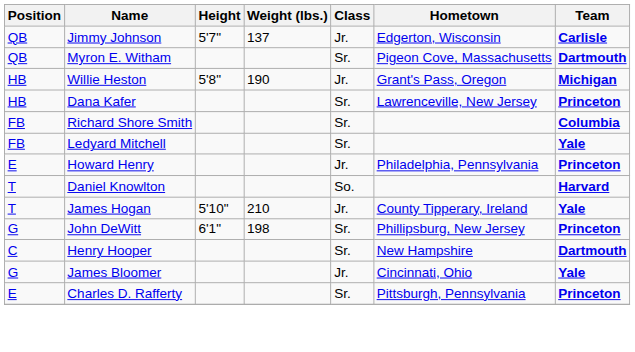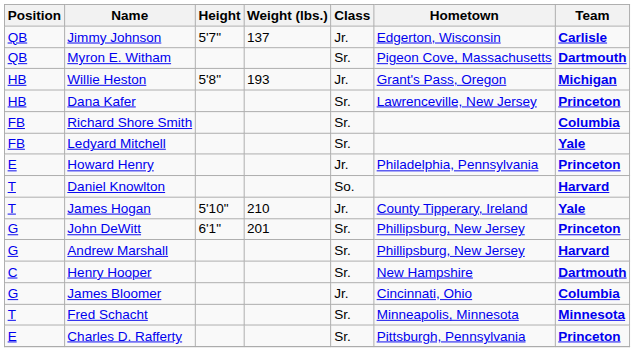(258, 80) 190 -> (258, 80) 193
(258, 229) 198 -> (258, 229) 201
+ row: (118, 251)
(572, 272) Yale -> (589, 294) Columbia
+ row: (108, 315)
